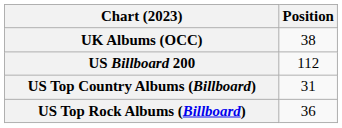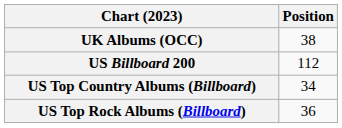(308, 87) 31 -> (308, 87) 34
